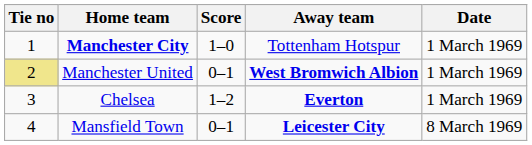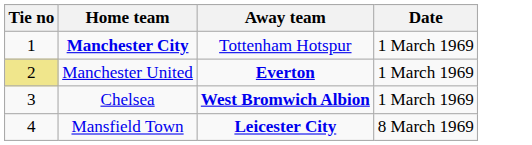- column: (221, 18)
(334, 72) West Bromwich Albion -> (285, 72) Everton
(334, 99) Everton -> (285, 99) West Bromwich Albion
